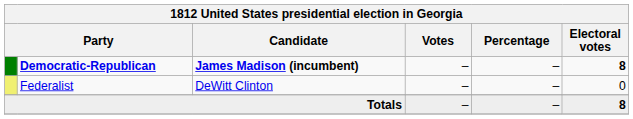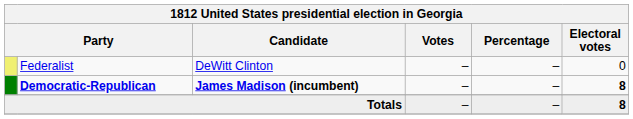rows swapped: (88, 66) <-> (47, 86)
